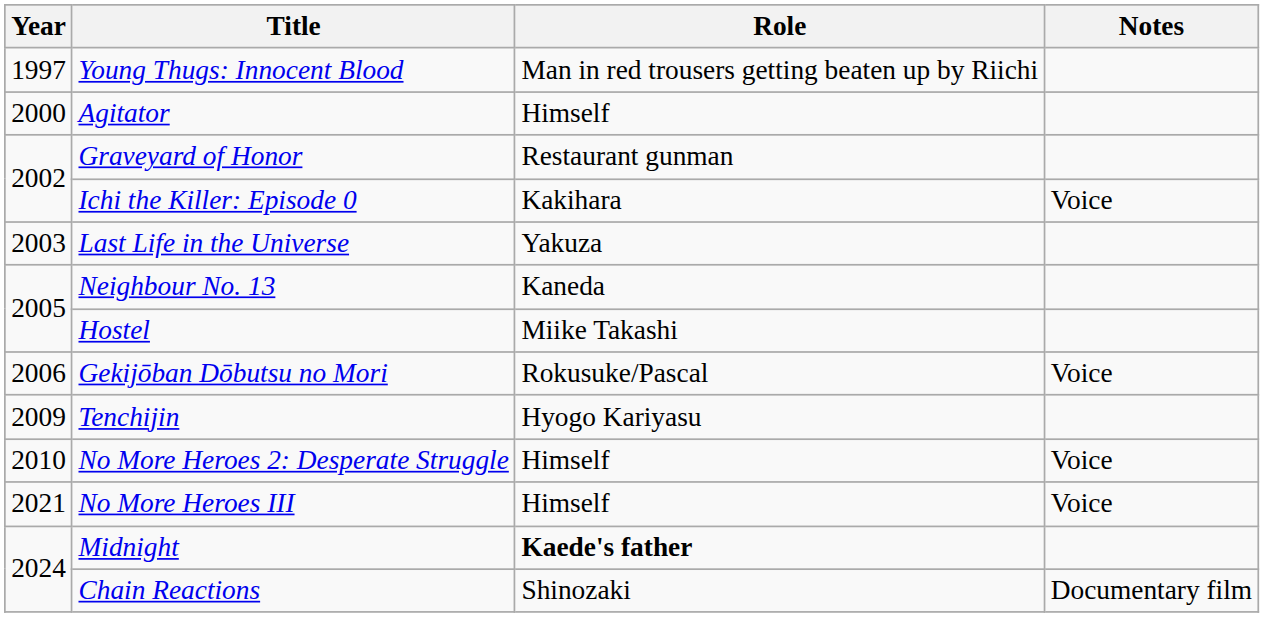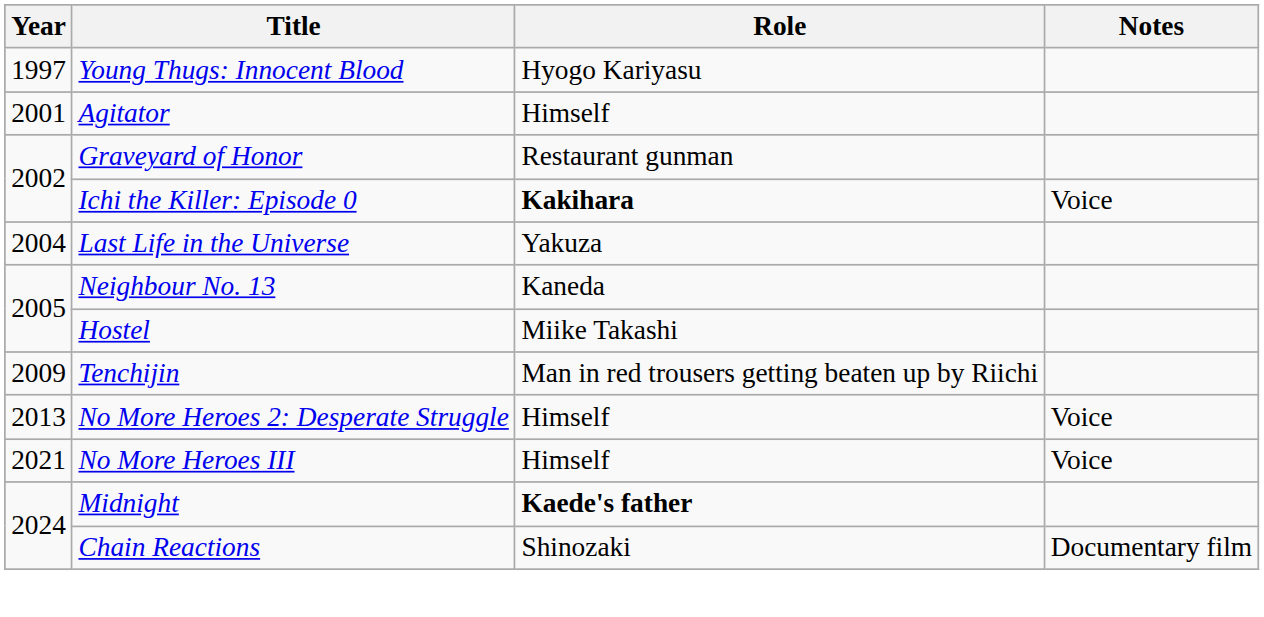(780, 69) Man in red trousers getting beaten up by Riichi -> (611, 69) Hyogo Kariyasu
(39, 112) 2000 -> (39, 112) 2001
(572, 199) normal -> (578, 199) bold
(39, 243) 2003 -> (39, 243) 2004
- row: (233, 373)
(611, 416) Hyogo Kariyasu -> (780, 373) Man in red trousers getting beaten up by Riichi
(39, 460) 2010 -> (39, 416) 2013
